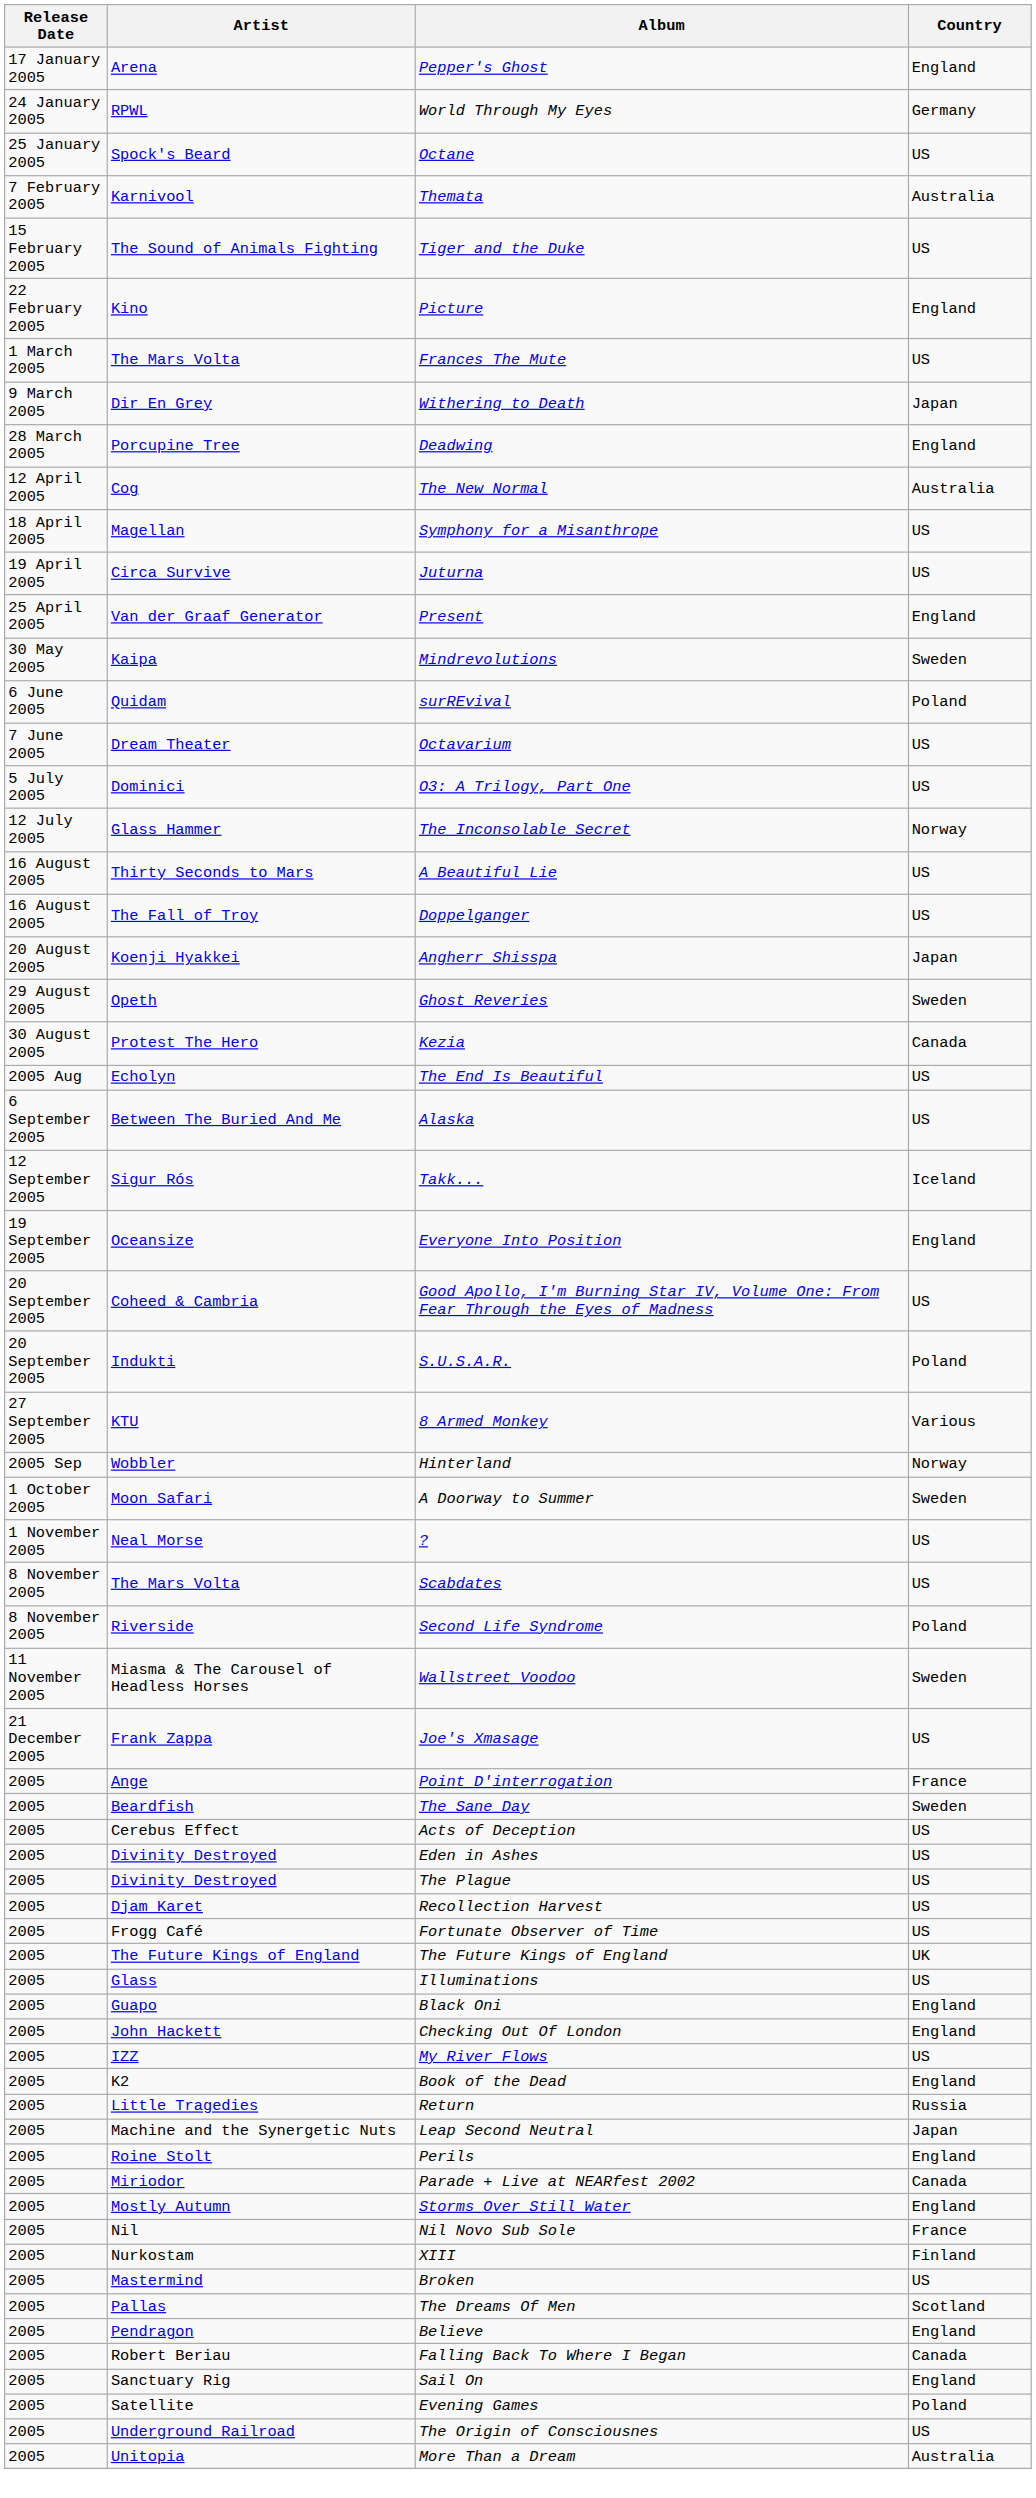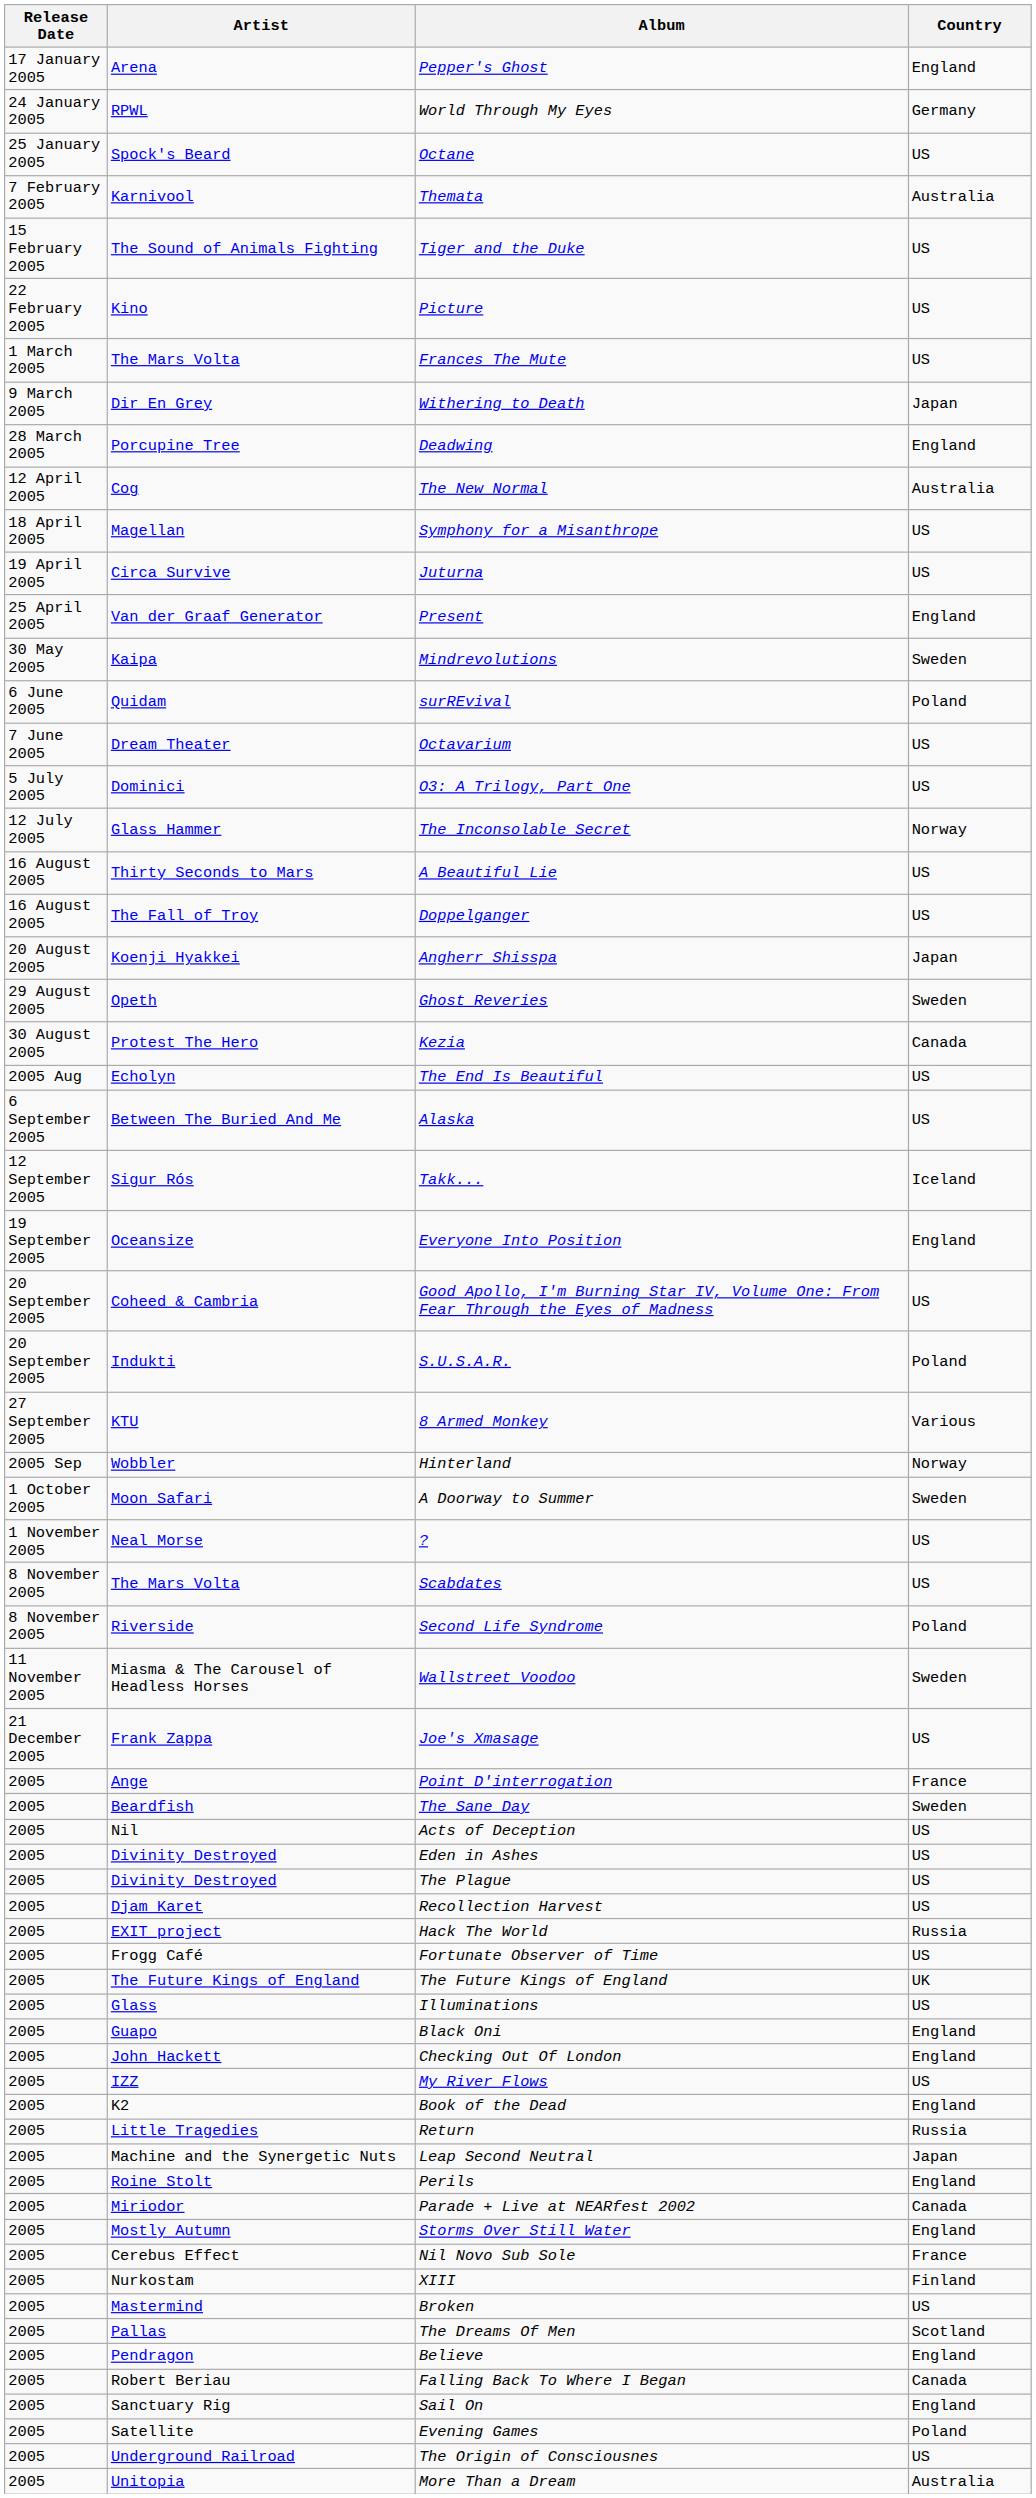(944, 309) England -> (921, 309) US
(175, 1831) Cerebus Effect -> (125, 1831) Nil
+ row: (483, 1931)
(125, 2231) Nil -> (175, 2256) Cerebus Effect
